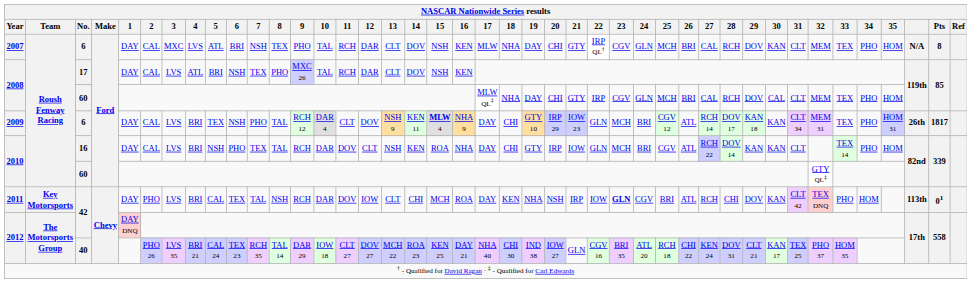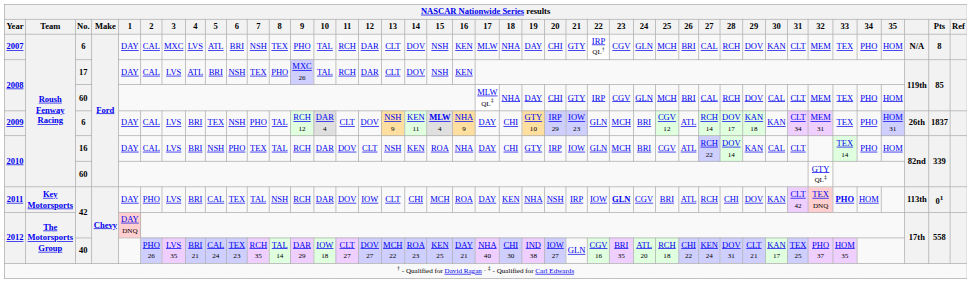(939, 123) 1817 -> (939, 123) 1837
(776, 148) KAN -> (776, 148) CAL
(845, 199) normal -> (845, 199) bold
